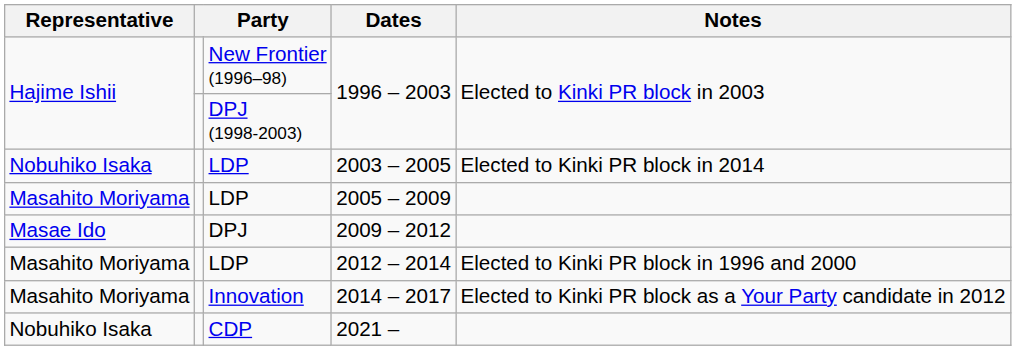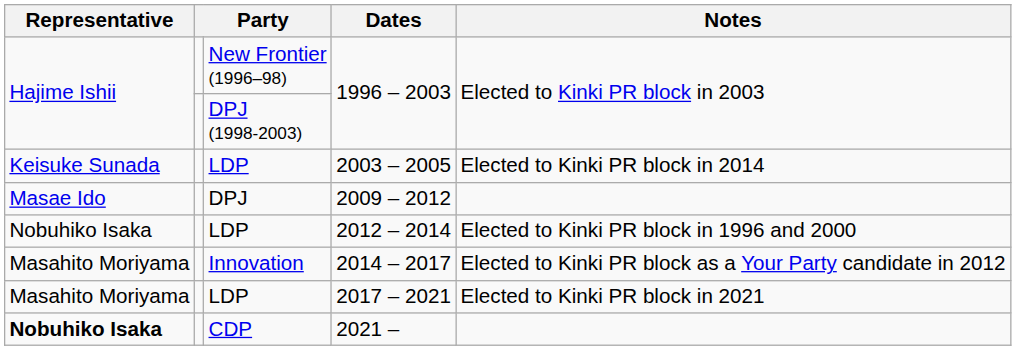(81, 165) Nobuhiko Isaka -> (85, 165) Keisuke Sunada
- row: (229, 198)
(99, 263) Masahito Moriyama -> (81, 230) Nobuhiko Isaka
+ row: (229, 296)
(81, 329) normal -> (86, 329) bold
